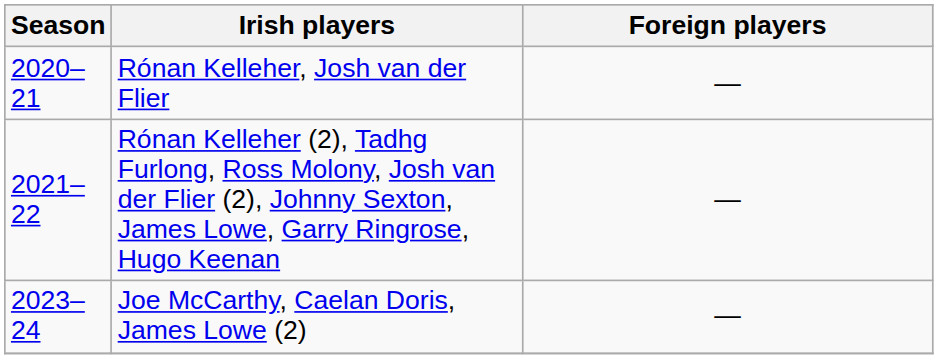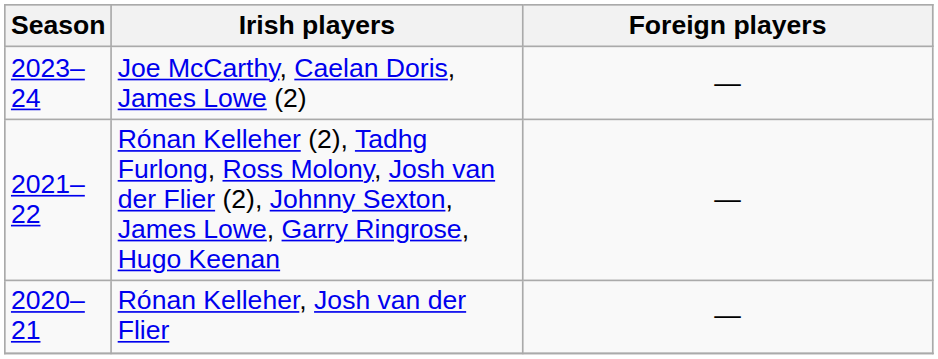rows swapped: (292, 82) <-> (286, 316)
